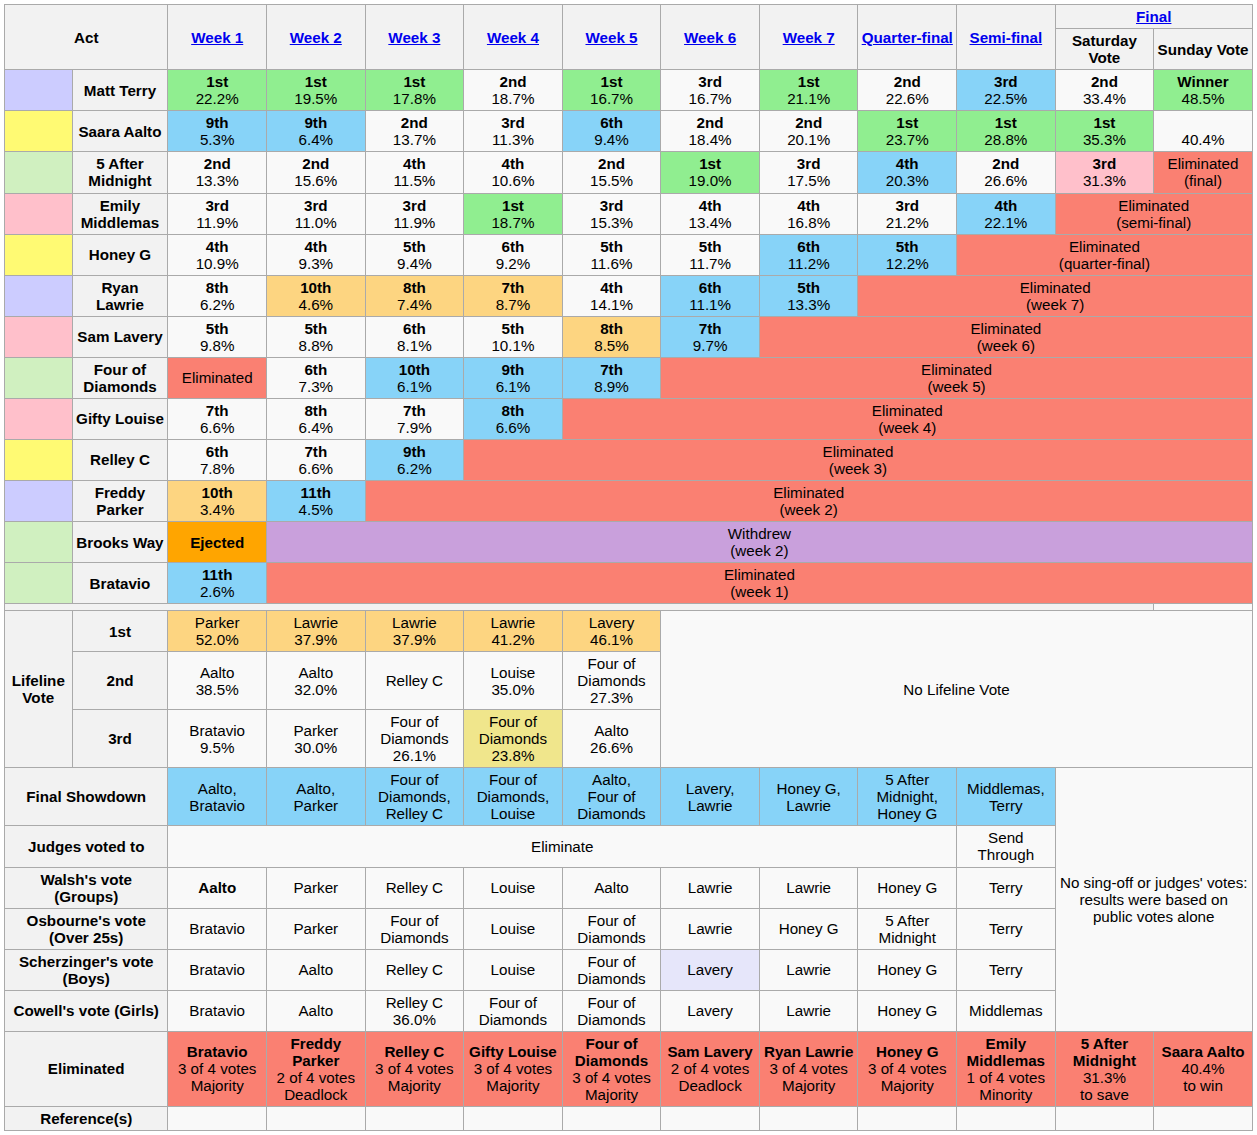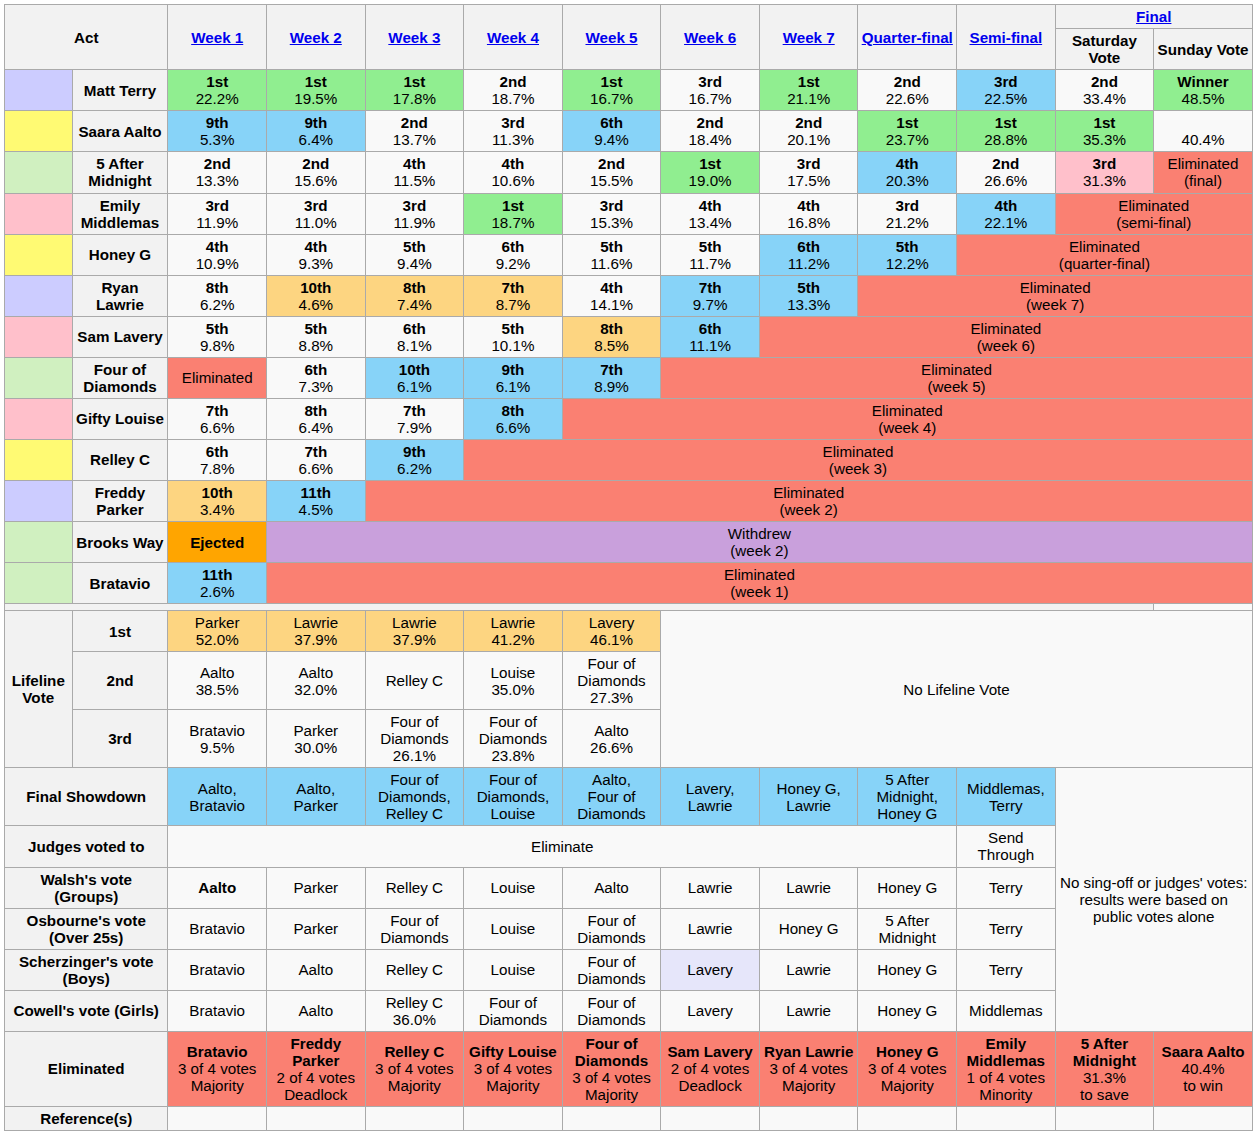(710, 296) 6th 11.1% -> (710, 296) 7th 9.7%
(710, 337) 7th 9.7% -> (710, 337) 6th 11.1%
(513, 739) khaki background -> (513, 739) no background
